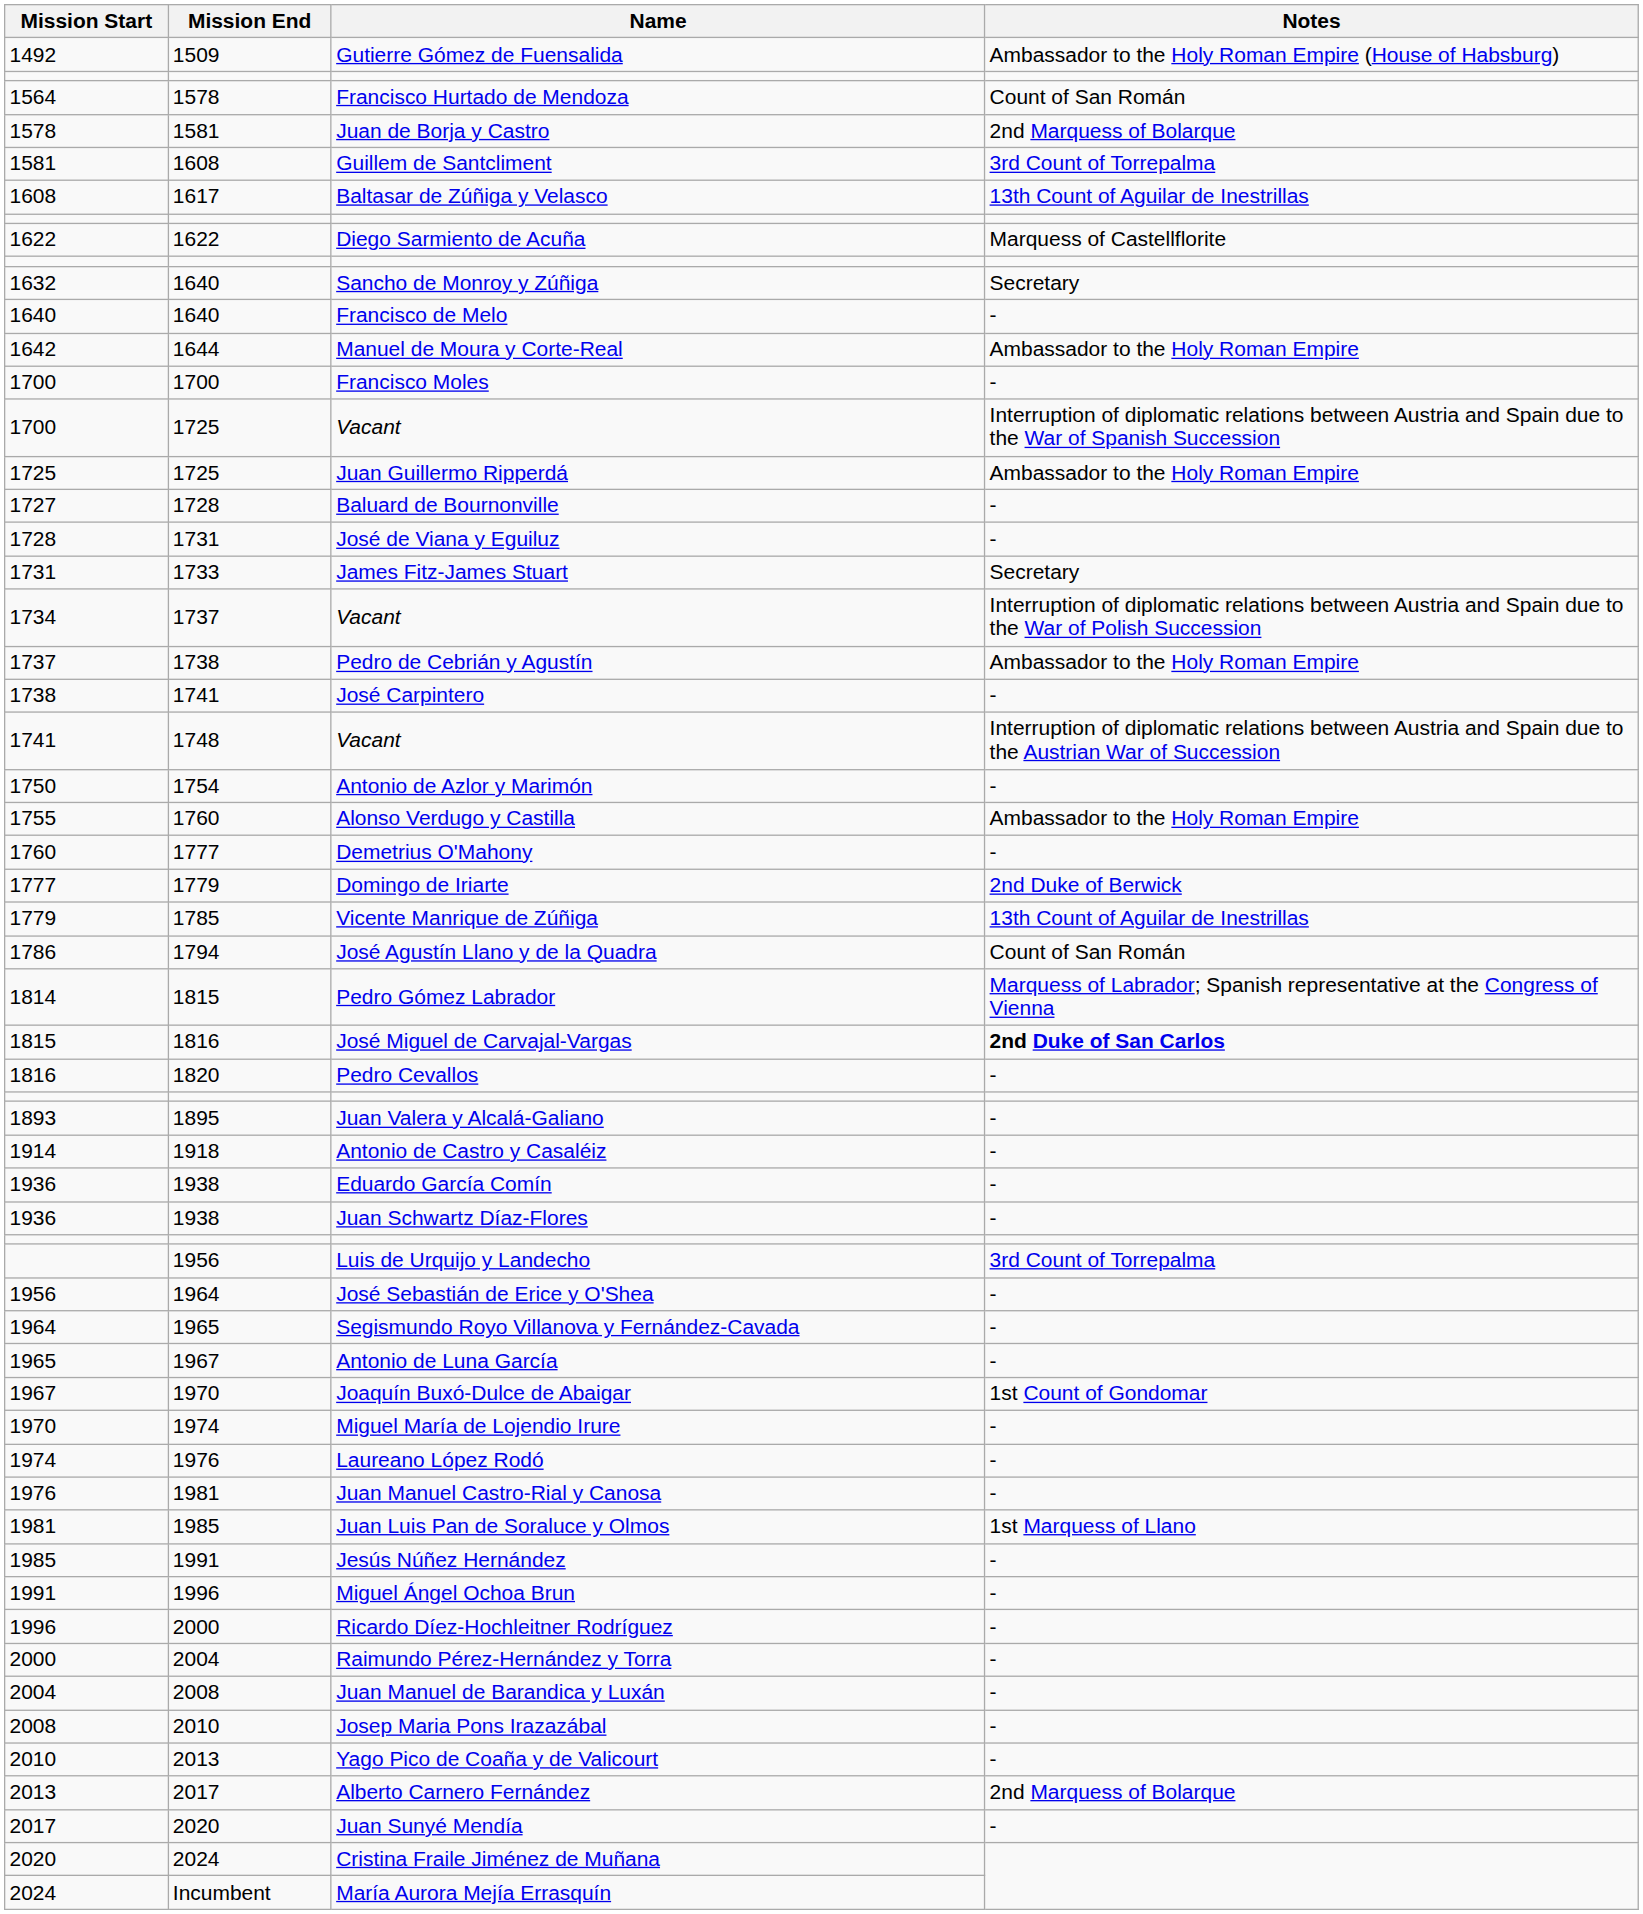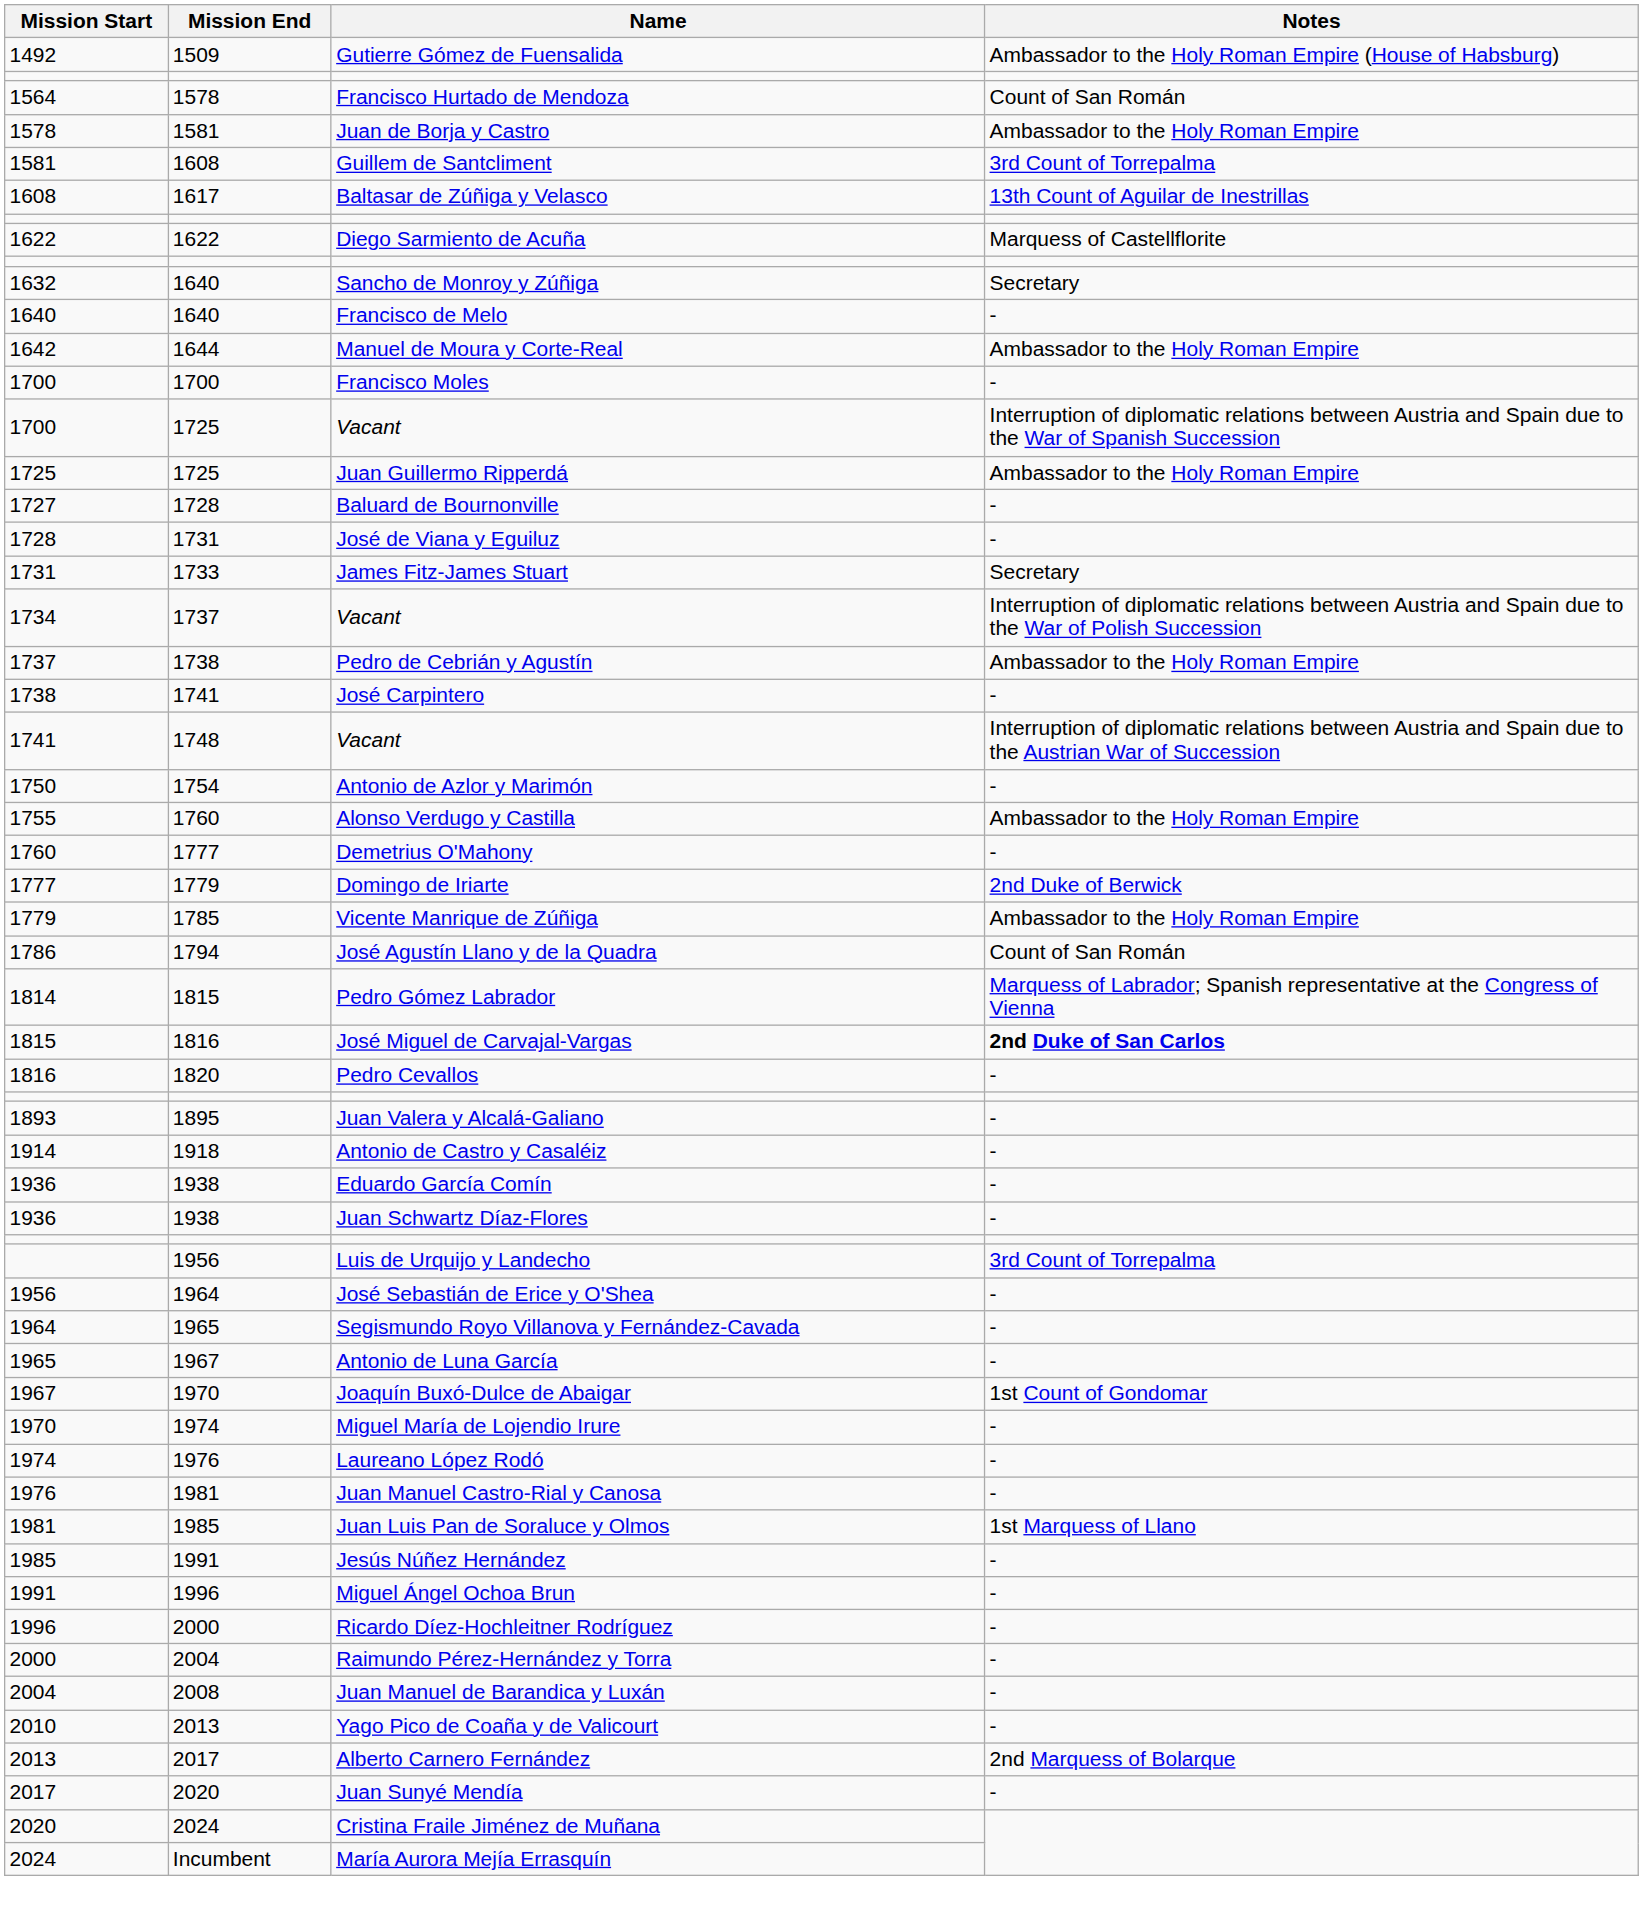(1113, 130) 2nd Marquess of Bolarque -> (1174, 130) Ambassador to the Holy Roman Empire
(1149, 918) 13th Count of Aguilar de Inestrillas -> (1174, 918) Ambassador to the Holy Roman Empire
- row: (33, 1726)
